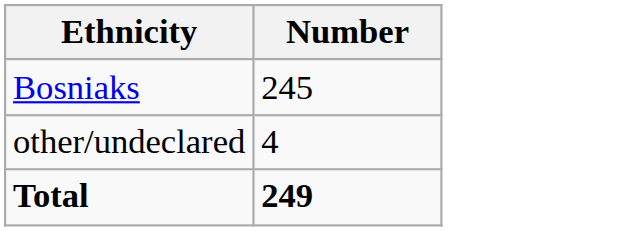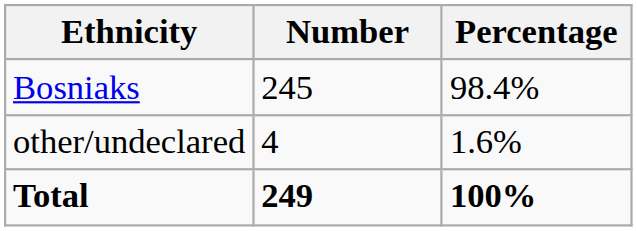+ column: (536, 31)
